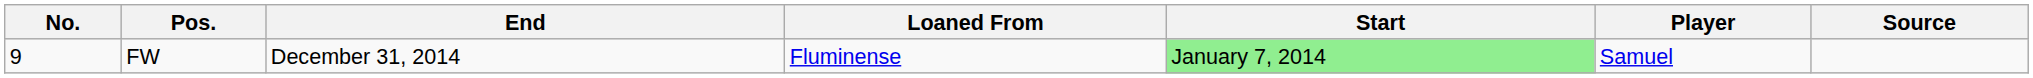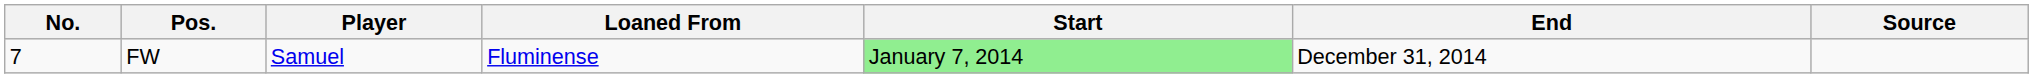columns swapped: (1703, 22) <-> (525, 22)
(16, 56) 9 -> (16, 56) 7
